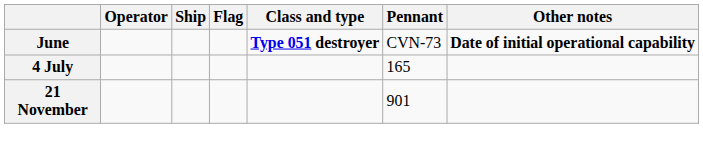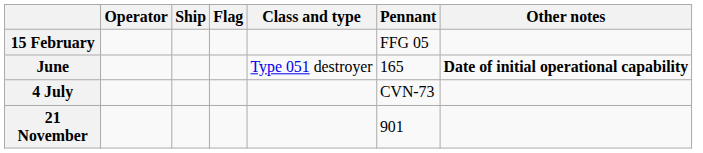+ row: (53, 42)
(315, 42) bold -> (312, 67) normal
(414, 42) CVN-73 -> (392, 67) 165
(398, 67) 165 -> (407, 92) CVN-73
